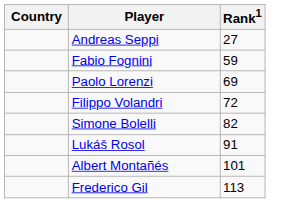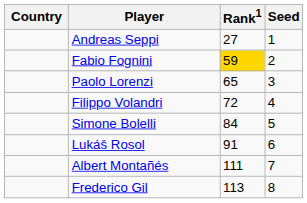+ column: (284, 16)
(230, 60) no background -> (230, 60) gold background
(230, 81) 69 -> (230, 81) 65
(230, 123) 82 -> (230, 123) 84
(234, 166) 101 -> (233, 166) 111
